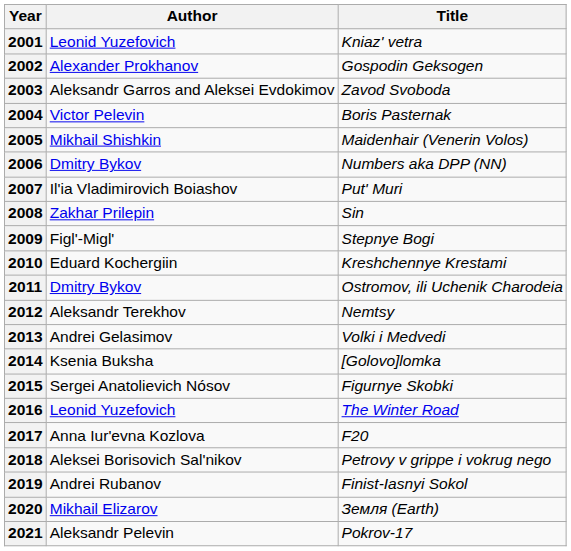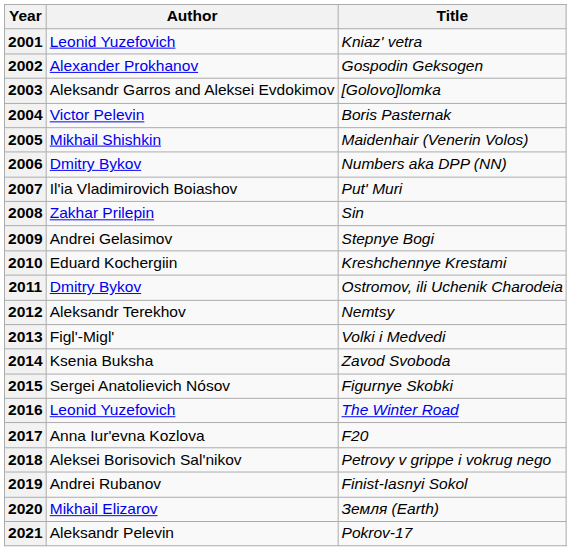(396, 90) Zavod Svoboda -> (391, 90) [Golovo]lomka
(82, 238) Figl'-Migl' -> (111, 238) Andrei Gelasimov
(111, 336) Andrei Gelasimov -> (82, 336) Figl'-Migl'
(391, 361) [Golovo]lomka -> (396, 361) Zavod Svoboda
